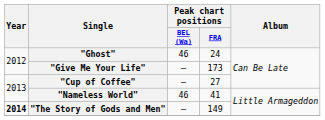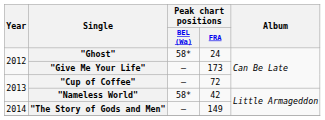(183, 54) 46 -> (183, 54) 58*
(215, 81) 27 -> (215, 81) 72
(183, 95) 46 -> (183, 95) 58*
(215, 95) 41 -> (215, 95) 42
(16, 109) bold -> (16, 109) normal
